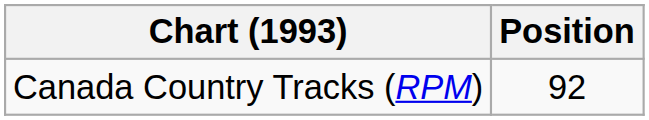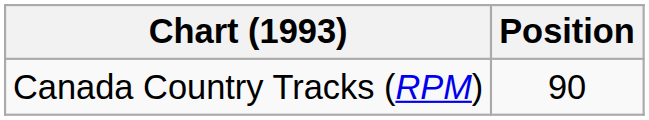(567, 86) 92 -> (567, 86) 90
